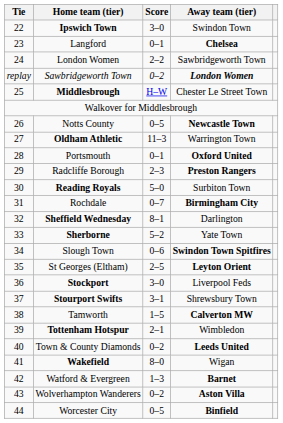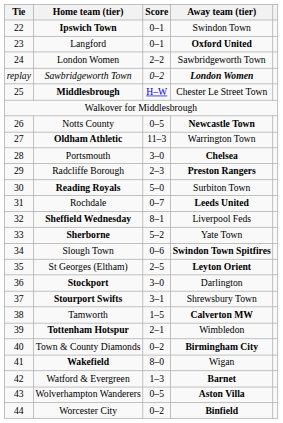(157, 27) 3–0 -> (157, 27) 0–1
(222, 43) Chelsea -> (222, 43) Oxford United
(157, 155) 0–1 -> (157, 155) 3–0
(222, 155) Oxford United -> (222, 155) Chelsea
(222, 203) Birmingham City -> (222, 203) Leeds United
(222, 219) Darlington -> (222, 219) Liverpool Feds
(222, 282) Liverpool Feds -> (222, 282) Darlington
(222, 346) Leeds United -> (222, 346) Birmingham City
(157, 394) 0–2 -> (157, 394) 0–5
(157, 410) 0–5 -> (157, 410) 0–2
